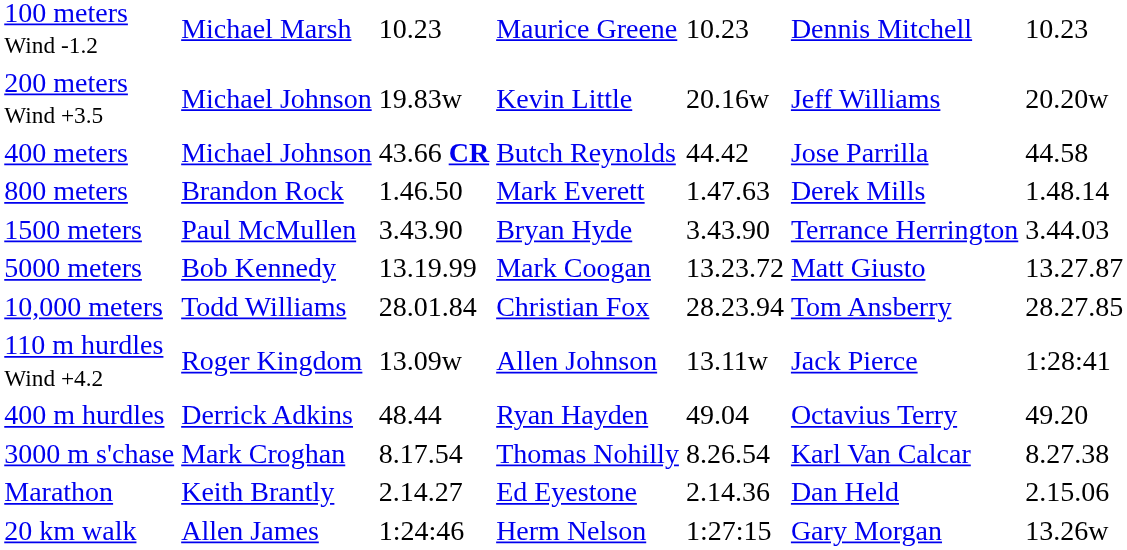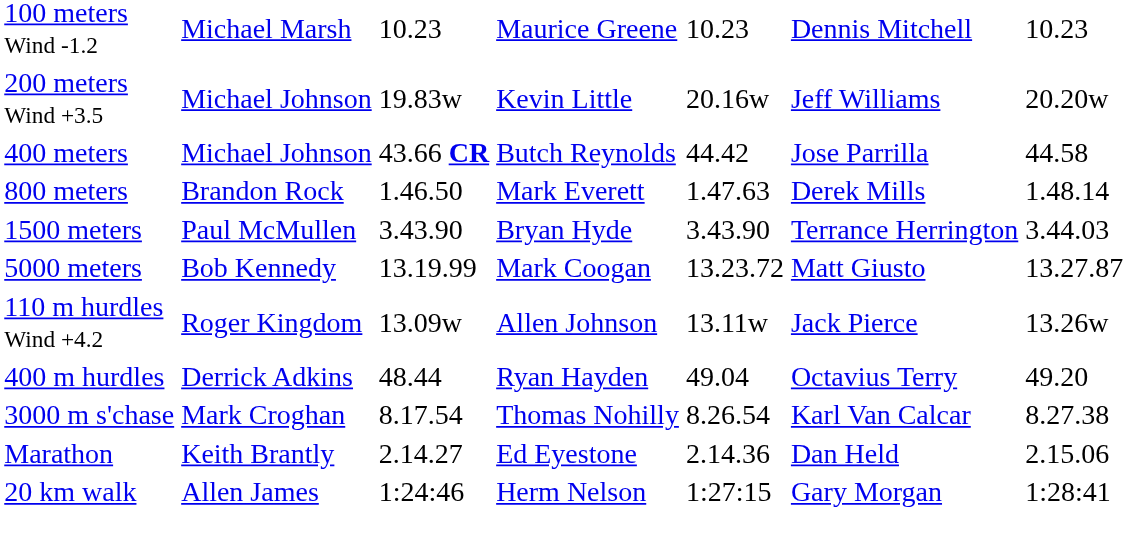- row: (84, 306)
(1068, 360) 1:28:41 -> (1067, 322) 13.26w
(1067, 530) 13.26w -> (1068, 492) 1:28:41
